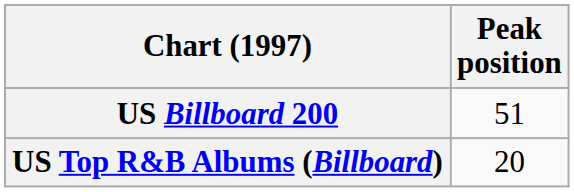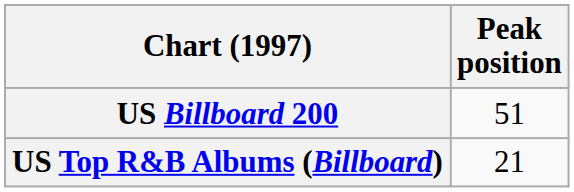(509, 161) 20 -> (509, 161) 21
